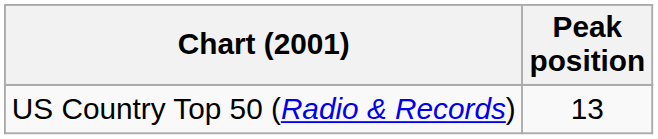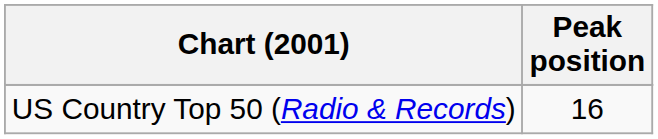(587, 108) 13 -> (587, 108) 16
